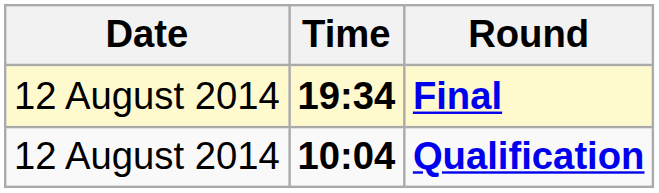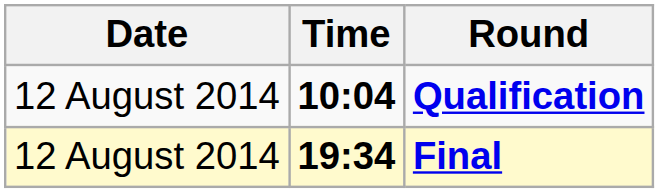rows swapped: (529, 156) <-> (458, 95)
